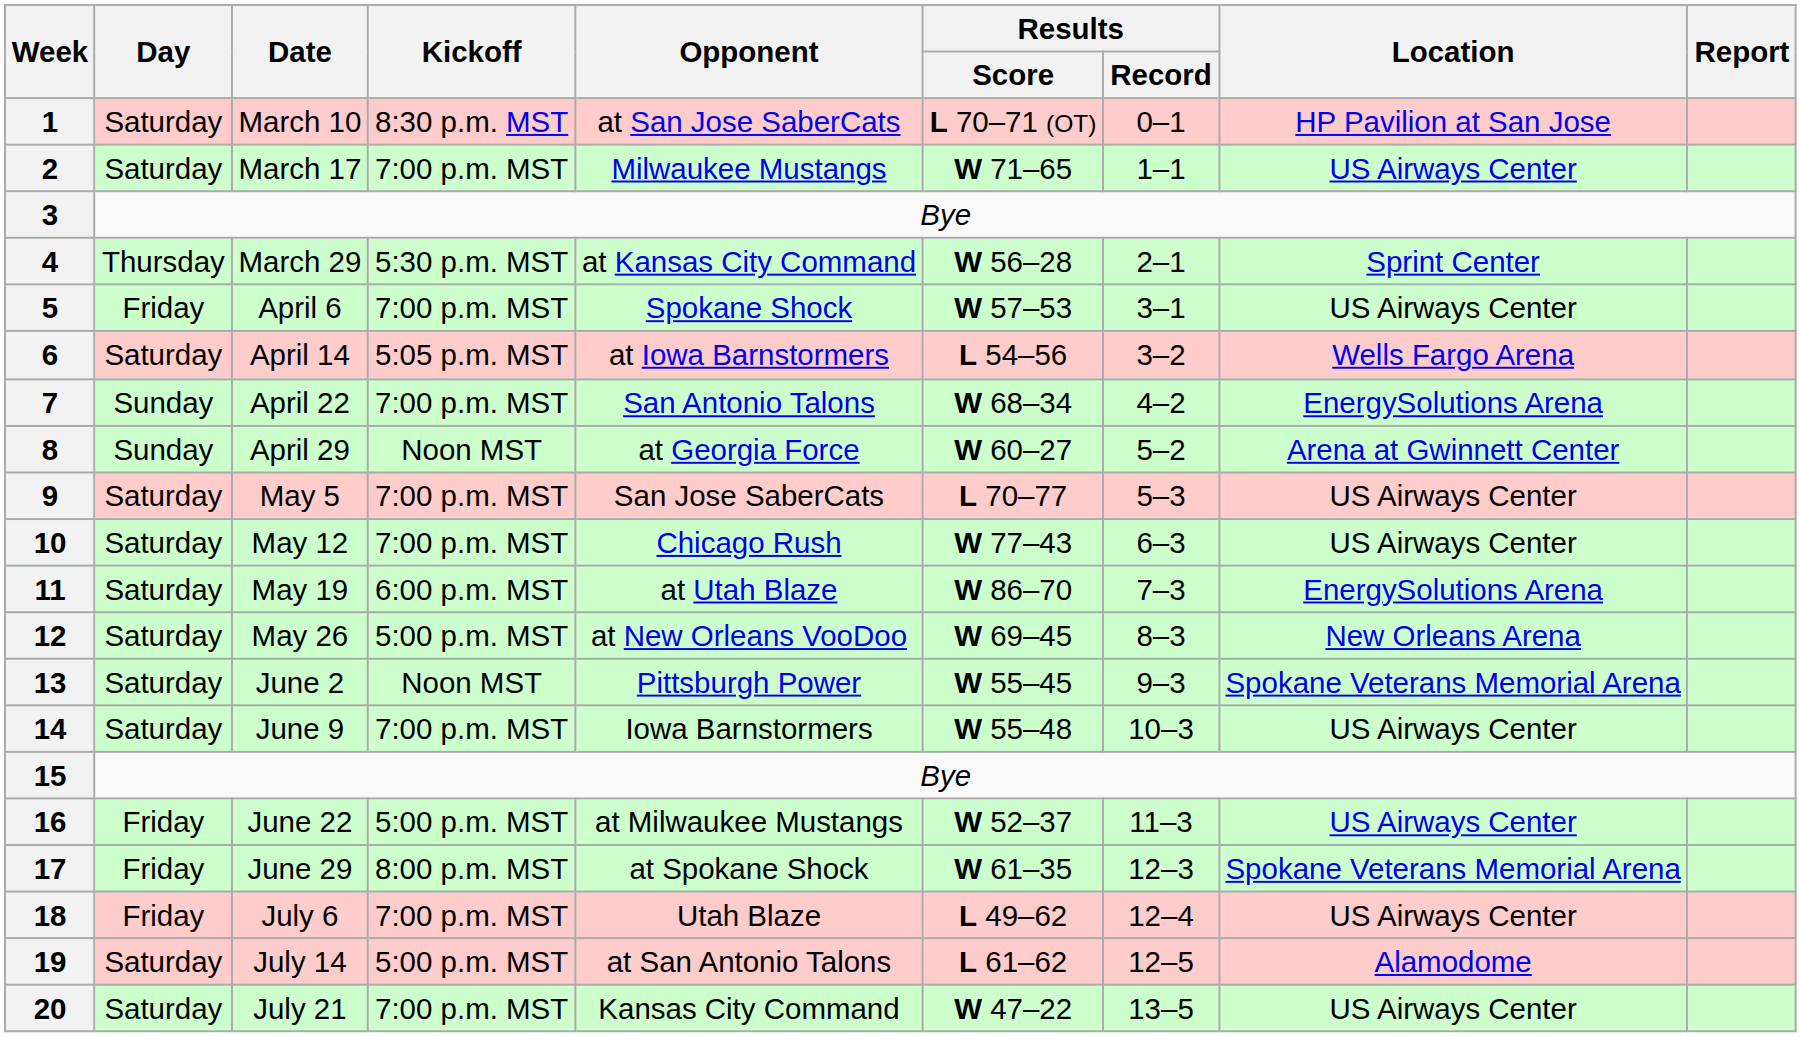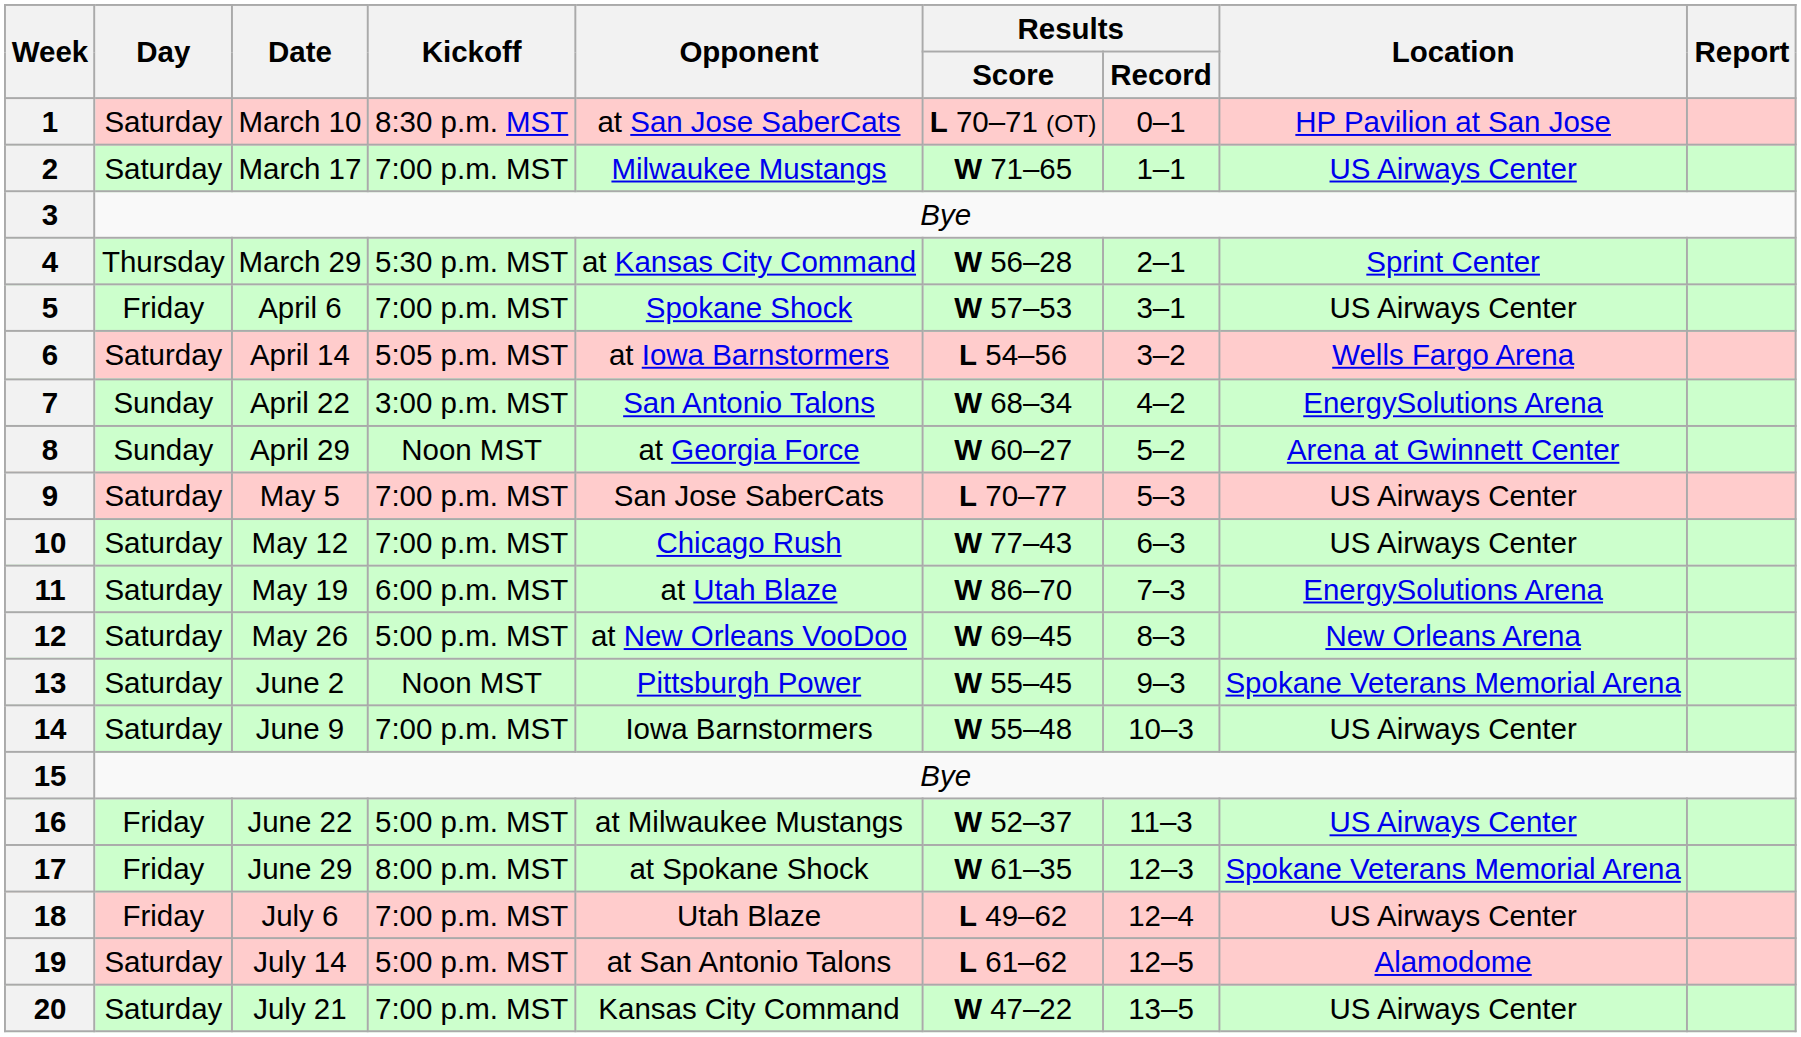(472, 402) 7:00 p.m. MST -> (472, 402) 3:00 p.m. MST
